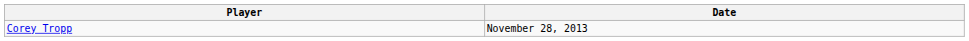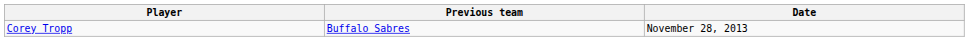+ column: (484, 12)
